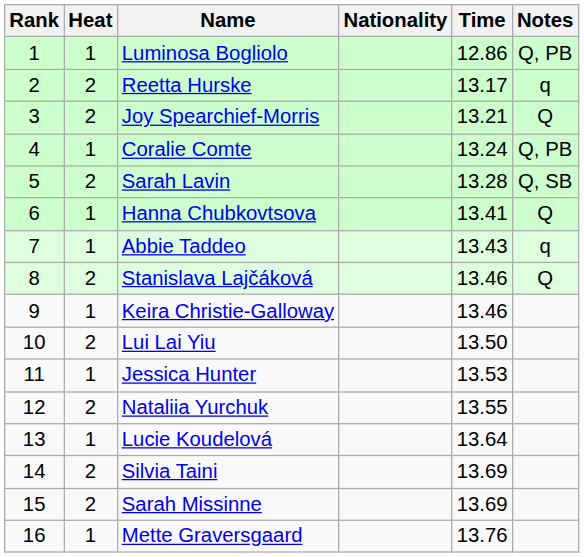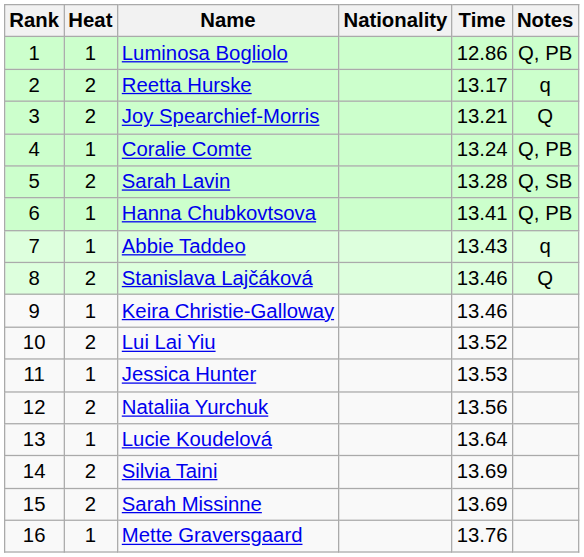(545, 213) Q -> (545, 213) Q, PB
(482, 342) 13.50 -> (482, 342) 13.52
(482, 407) 13.55 -> (482, 407) 13.56
